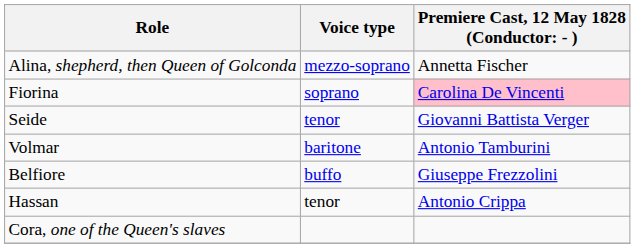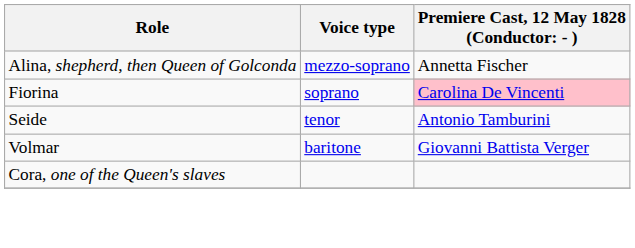(503, 119) Giovanni Battista Verger -> (484, 119) Antonio Tamburini
(484, 147) Antonio Tamburini -> (503, 147) Giovanni Battista Verger
- row: (37, 174)
- row: (33, 202)
